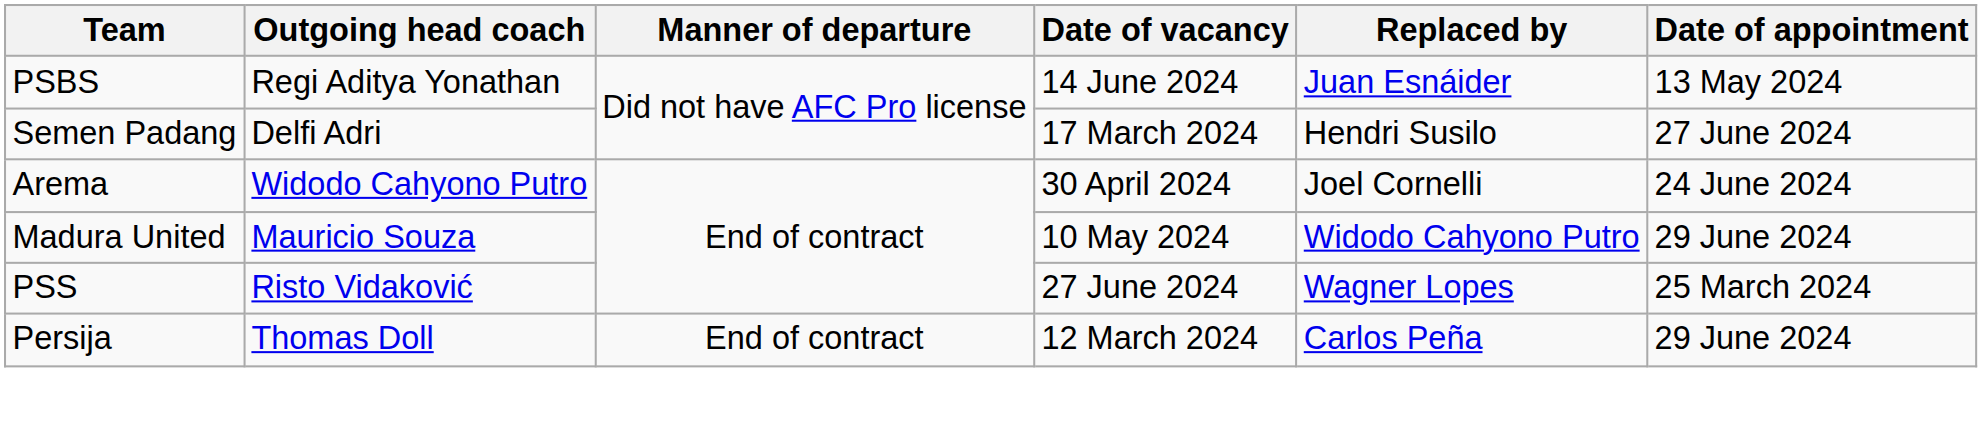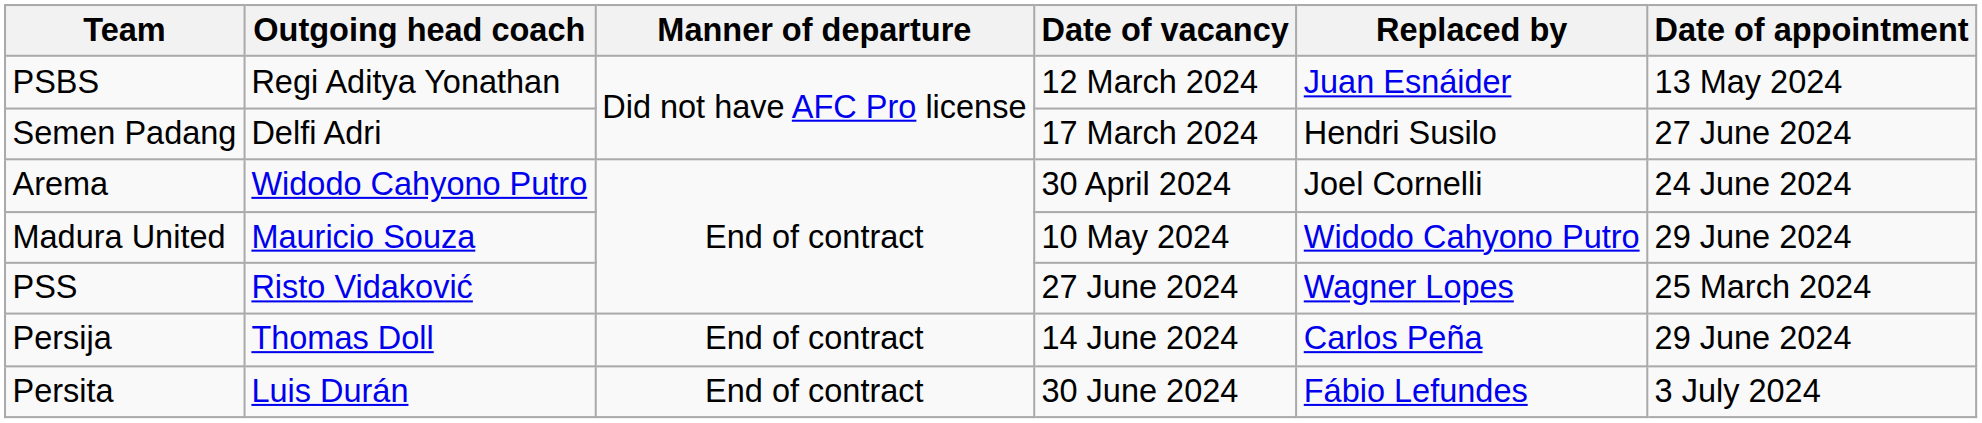(1140, 81) 14 June 2024 -> (1150, 81) 12 March 2024
(1150, 339) 12 March 2024 -> (1140, 339) 14 June 2024
+ row: (63, 390)
